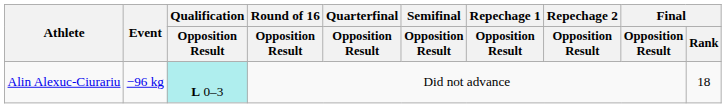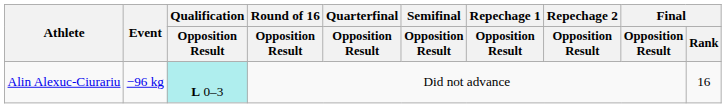(704, 82) 18 -> (704, 82) 16
